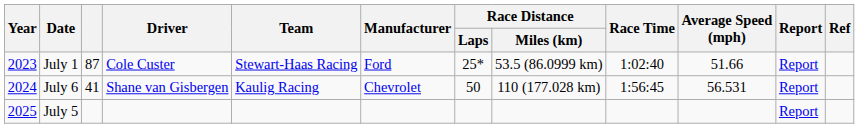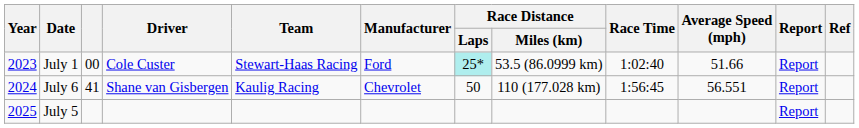(92, 64) 87 -> (92, 64) 00
(473, 64) no background -> (473, 64) paleturquoise background
(727, 88) 56.531 -> (727, 88) 56.551
